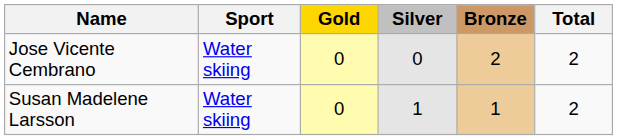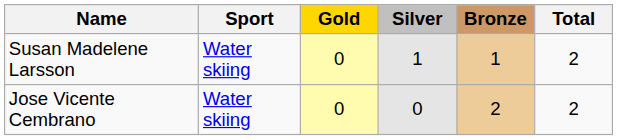rows swapped: (79, 109) <-> (62, 59)
